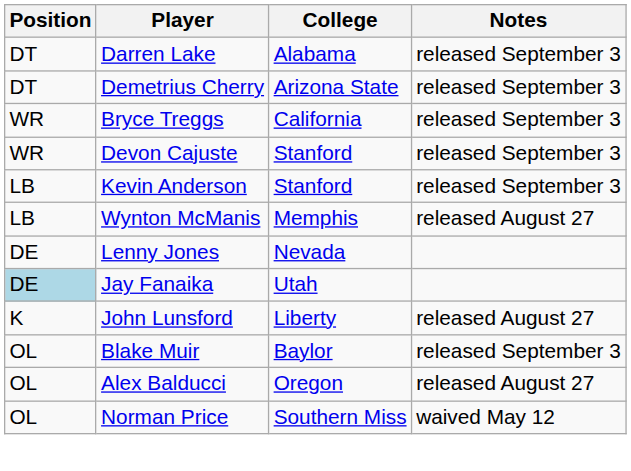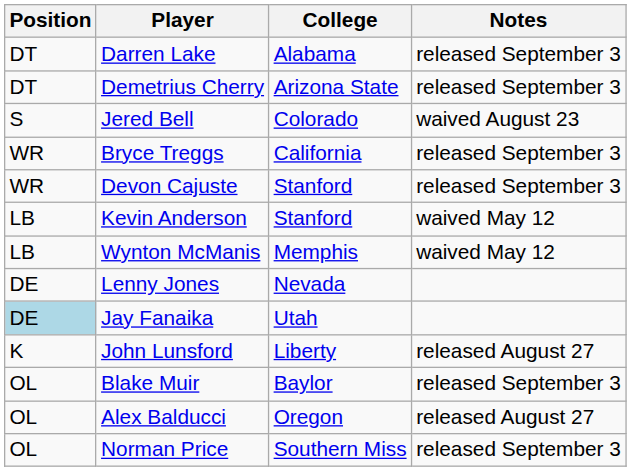+ row: (147, 119)
(518, 185) released September 3 -> (486, 218) waived May 12
(505, 218) released August 27 -> (486, 251) waived May 12
(486, 416) waived May 12 -> (518, 449) released September 3
